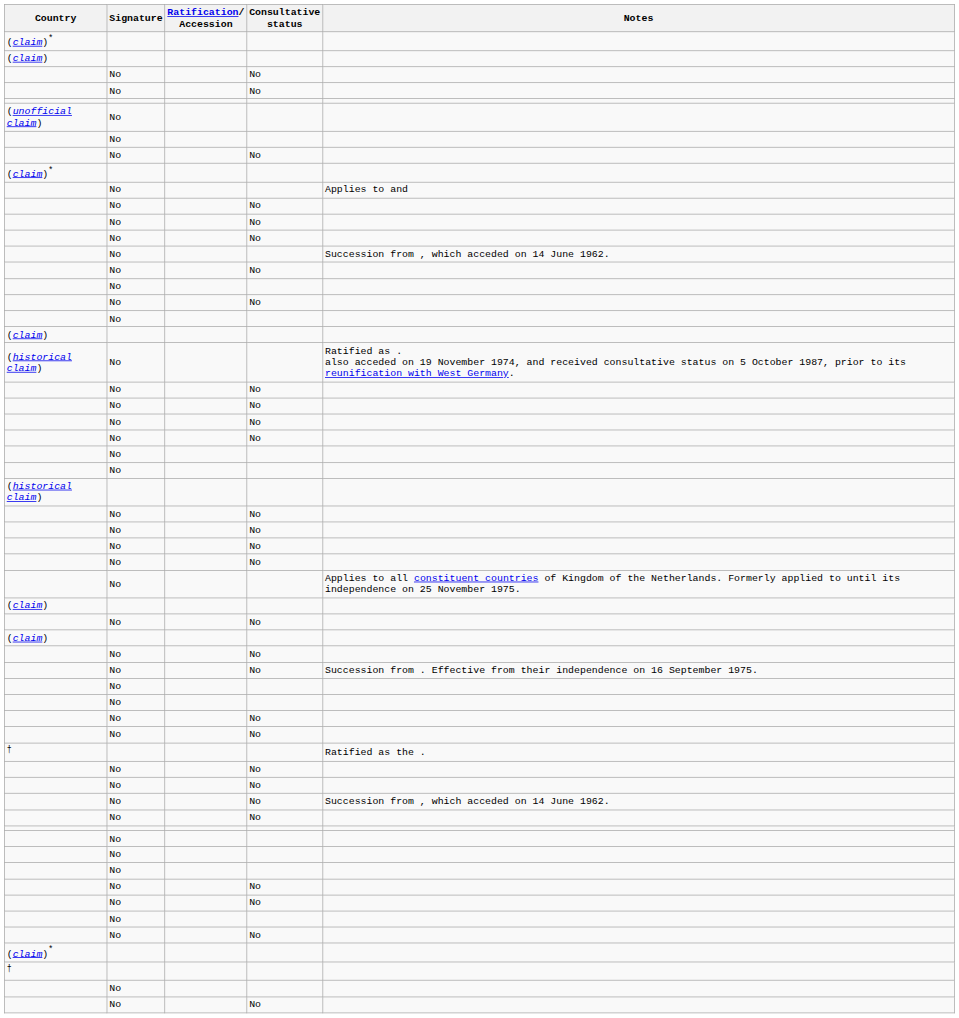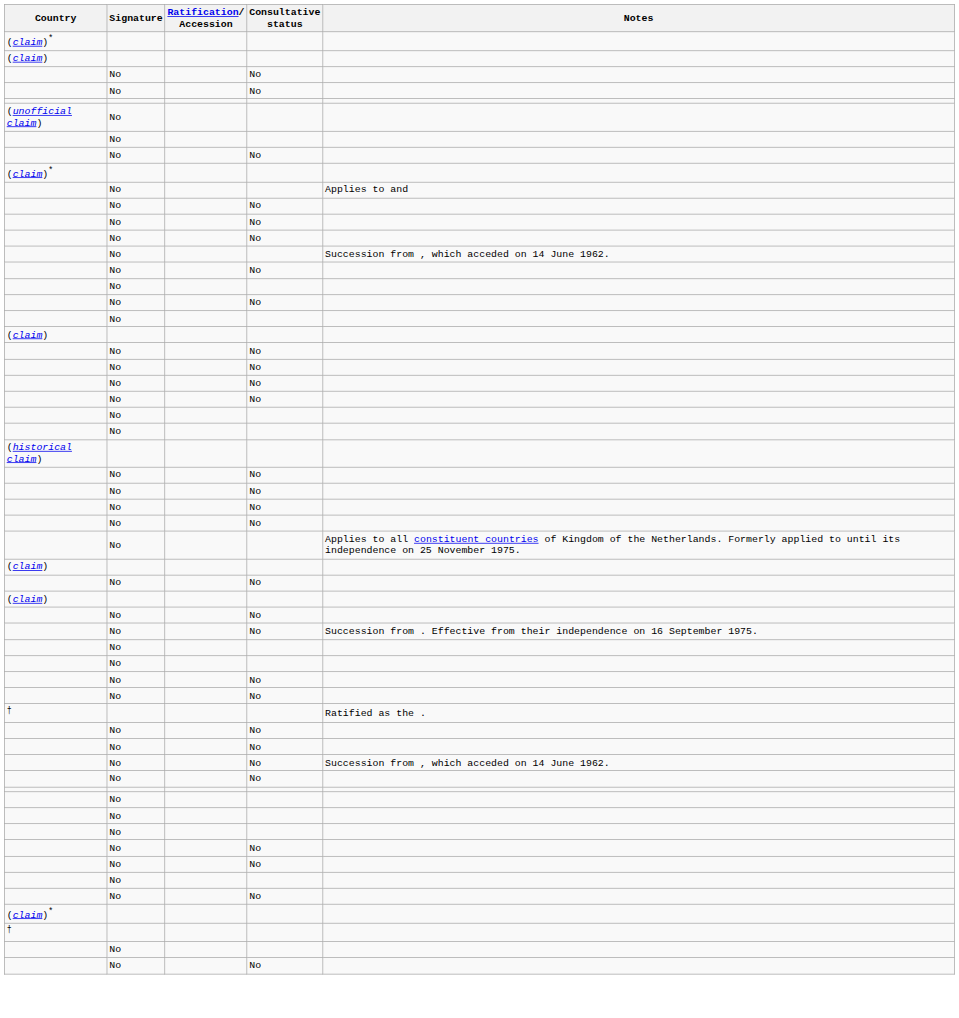- row: (39, 362)
